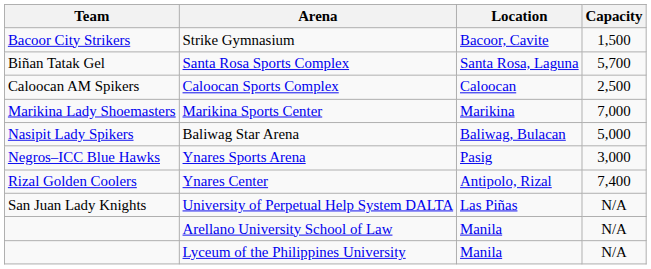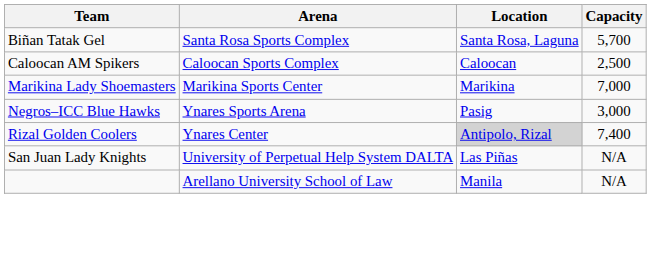- row: (239, 39)
- row: (241, 134)
(506, 181) no background -> (506, 134) lightgrey background
- row: (294, 252)
